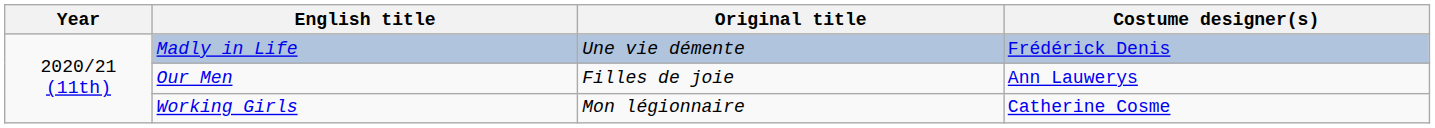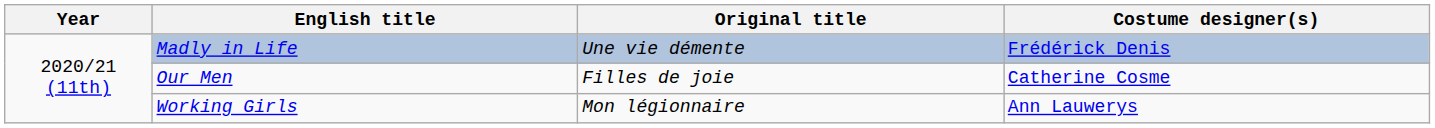(1073, 78) Ann Lauwerys -> (1089, 78) Catherine Cosme
(1089, 108) Catherine Cosme -> (1073, 108) Ann Lauwerys
